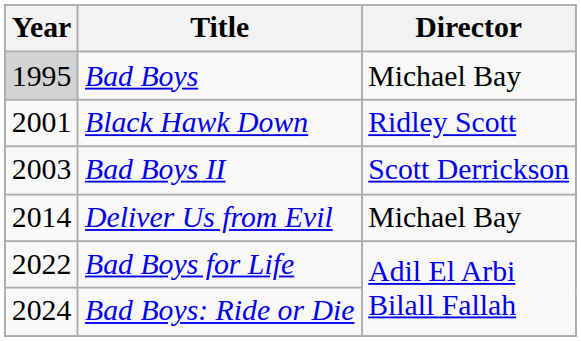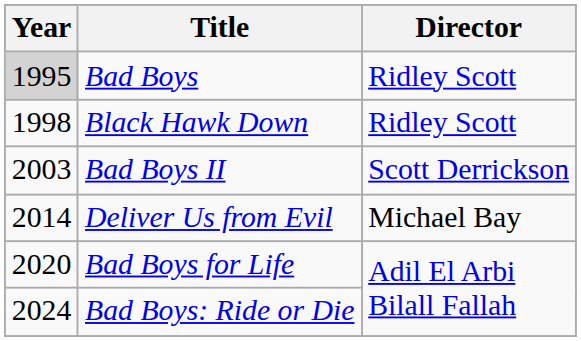(445, 75) Michael Bay -> (442, 75) Ridley Scott
(42, 122) 2001 -> (42, 122) 1998
(42, 264) 2022 -> (42, 264) 2020
